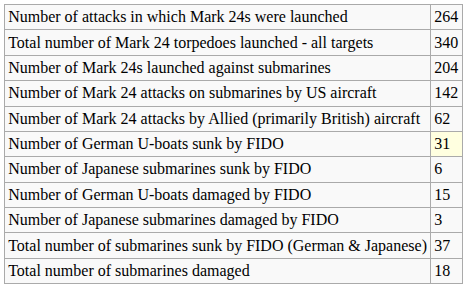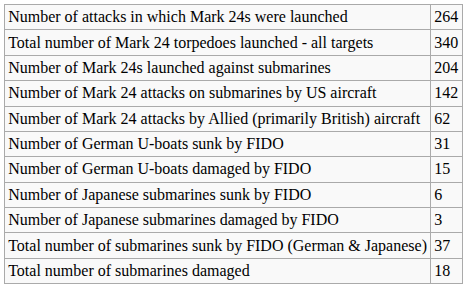(442, 144) lightyellow background -> (442, 144) no background
rows swapped: (160, 194) <-> (160, 169)
